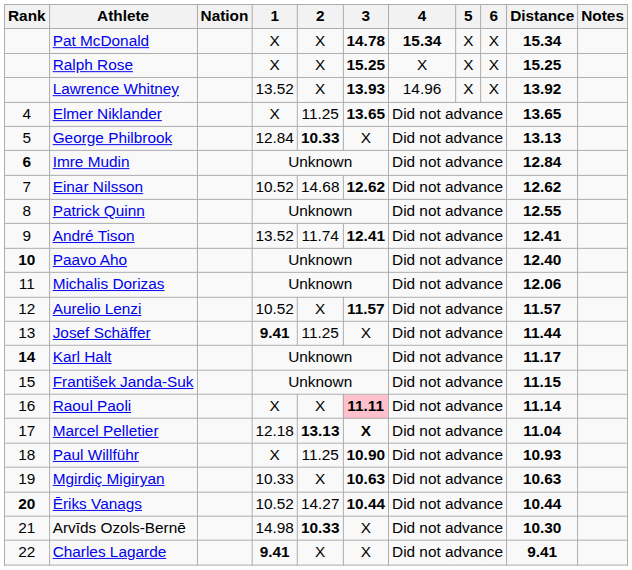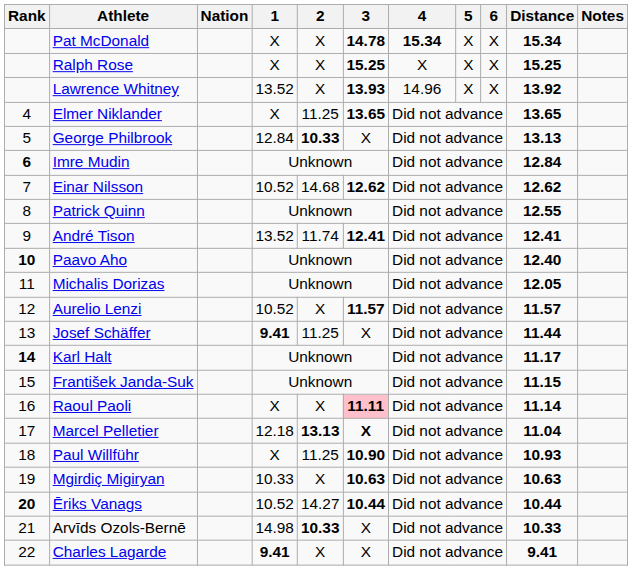(542, 284) 12.06 -> (542, 284) 12.05
(542, 528) 10.30 -> (542, 528) 10.33
